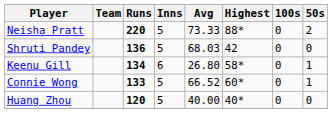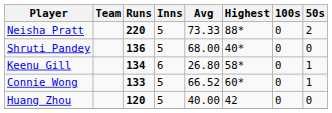(204, 48) 68.03 -> (204, 48) 68.00
(231, 48) 42 -> (235, 48) 40*
(235, 100) 40* -> (231, 100) 42
